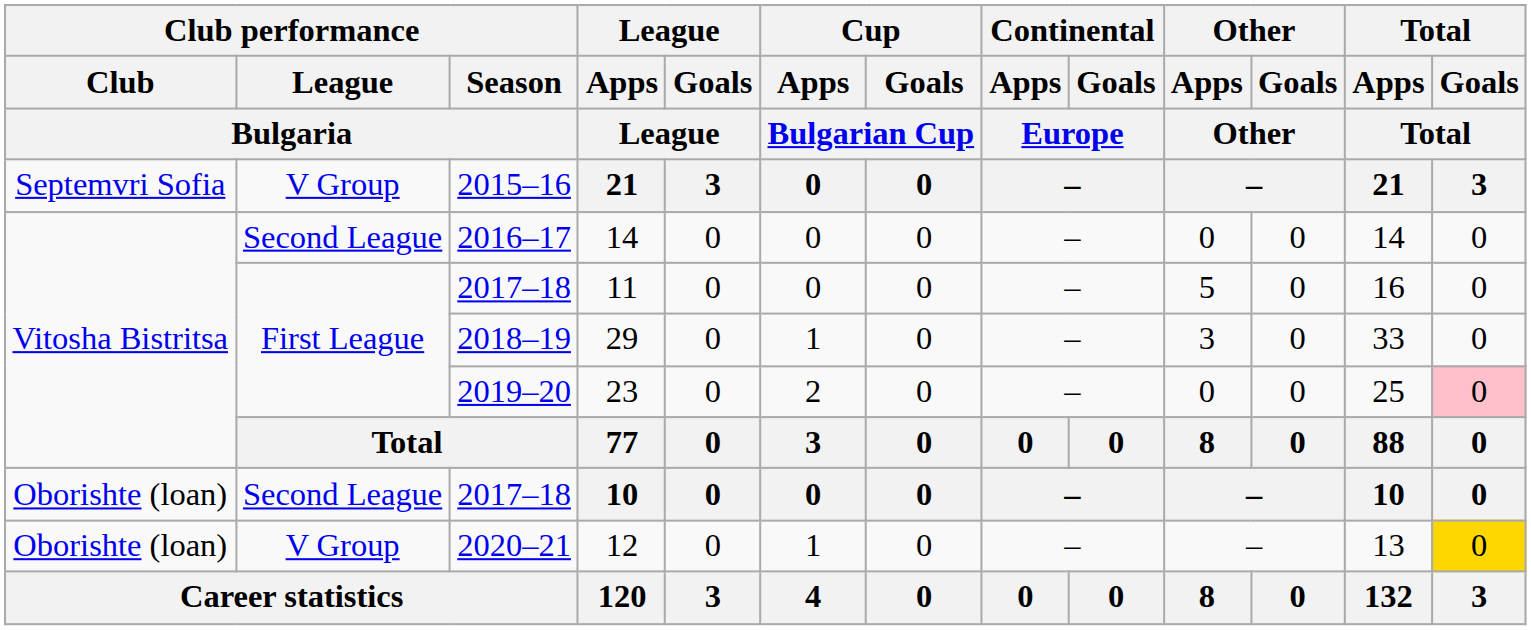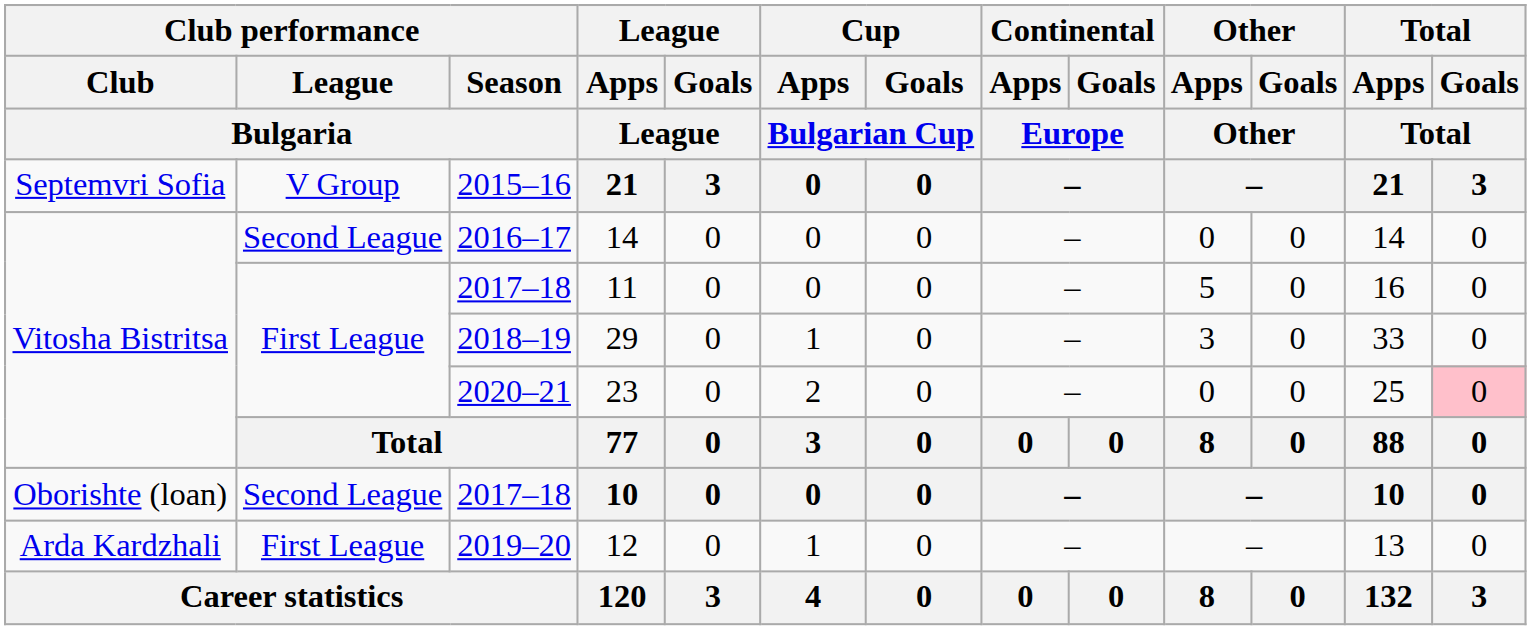(514, 390) 2019–20 -> (514, 390) 2020–21
(120, 545) Oborishte (loan) -> (120, 545) Arda Kardzhali
(343, 545) V Group -> (343, 545) First League
(514, 545) 2020–21 -> (514, 545) 2019–20
(1479, 545) gold background -> (1479, 545) no background
